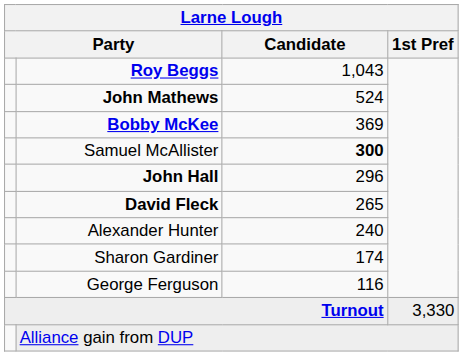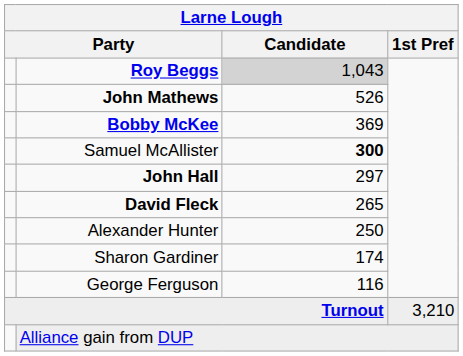(363, 71) no background -> (363, 71) lightgrey background
(370, 97) 524 -> (370, 97) 526
(370, 177) 296 -> (370, 177) 297
(370, 230) 240 -> (370, 230) 250
(433, 310) 3,330 -> (433, 310) 3,210
